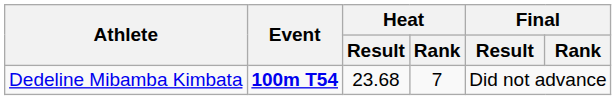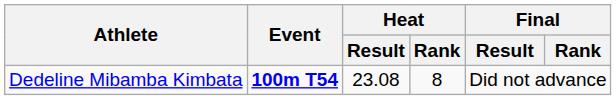(376, 80) 23.68 -> (376, 80) 23.08
(437, 80) 7 -> (437, 80) 8
